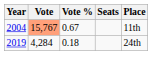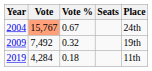(132, 27) 11th -> (132, 27) 24th
+ row: (16, 43)
(132, 43) 24th -> (132, 58) 11th
